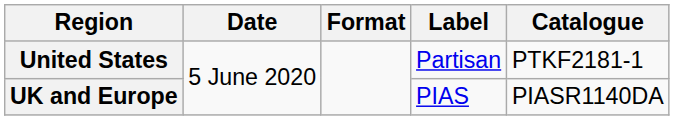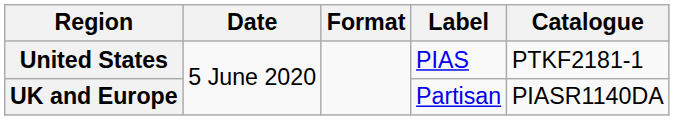(459, 59) Partisan -> (443, 59) PIAS
(443, 96) PIAS -> (459, 96) Partisan
